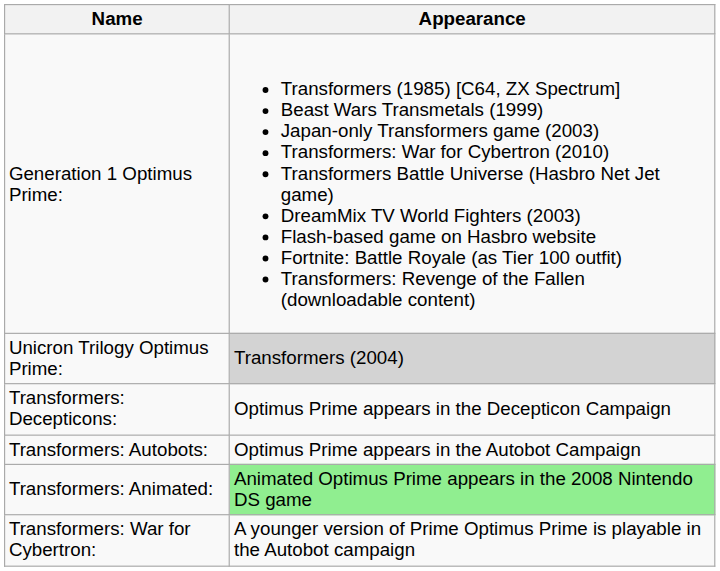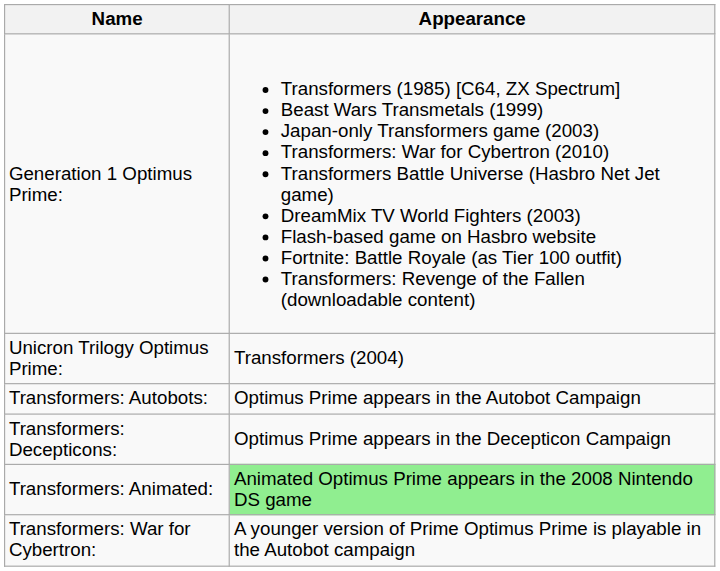(319, 358) lightgrey background -> (319, 358) no background
rows swapped: (108, 449) <-> (67, 409)
